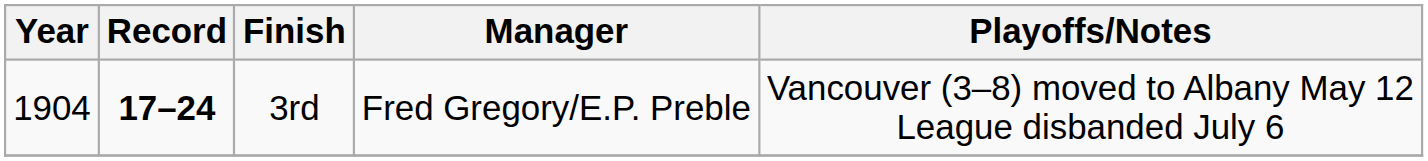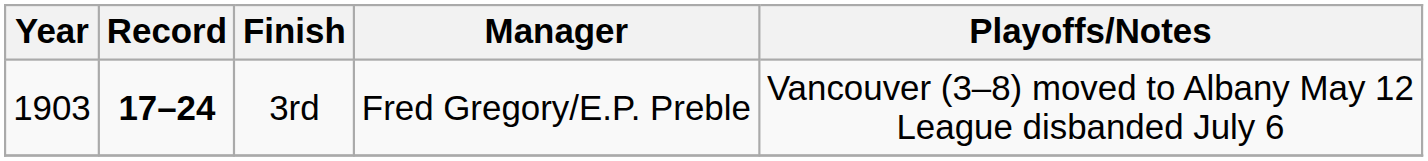(52, 107) 1904 -> (52, 107) 1903
